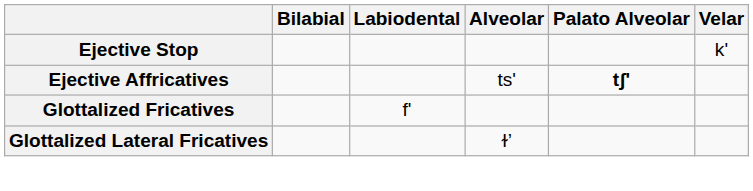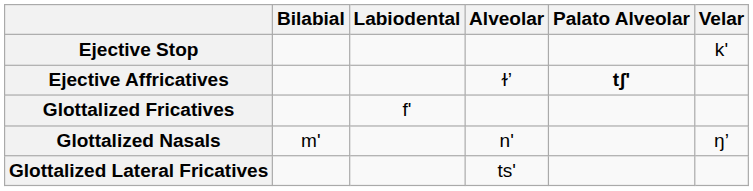(507, 79) ts' -> (507, 79) ɫ’
+ row: (139, 140)
(507, 140) ɫ’ -> (507, 170) ts'
